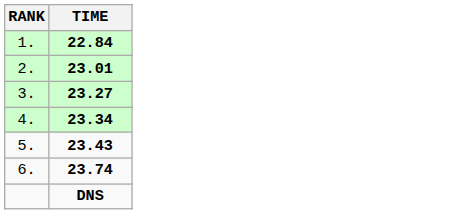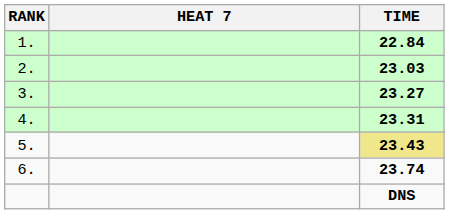+ column: (204, 17)
(90, 68) 23.01 -> (402, 68) 23.03
(90, 119) 23.34 -> (402, 119) 23.31
(90, 145) no background -> (402, 145) khaki background
